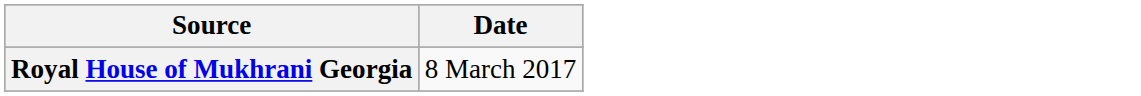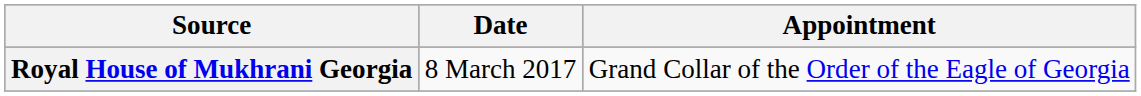+ column: (859, 25)
